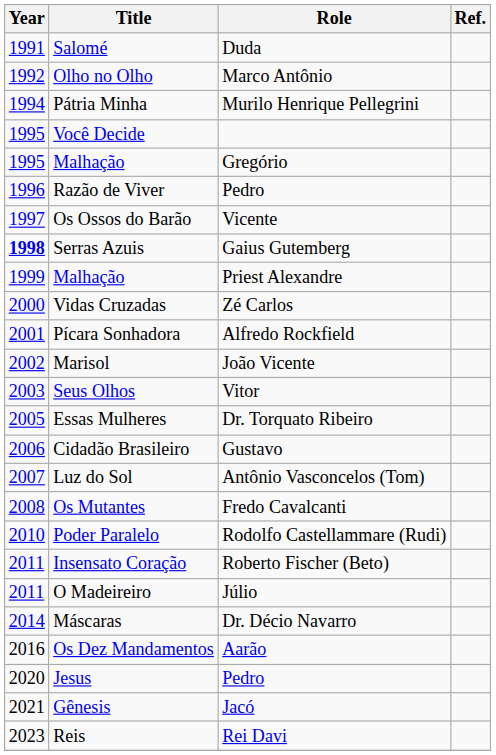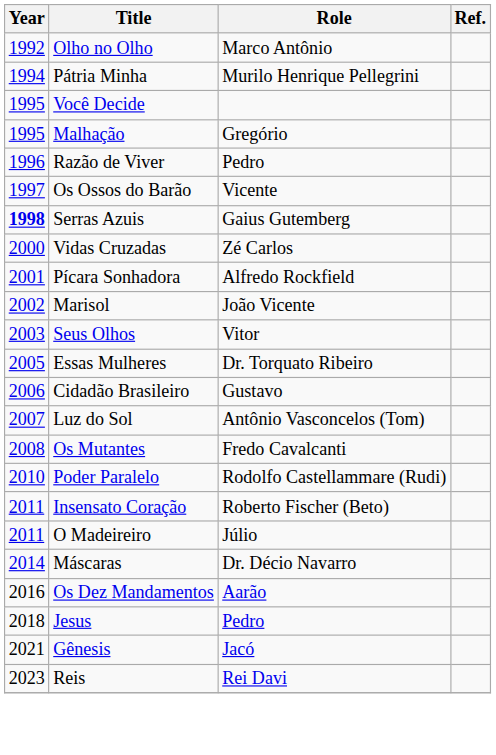- row: (80, 47)
- row: (89, 276)
(27, 678) 2020 -> (27, 620) 2018
